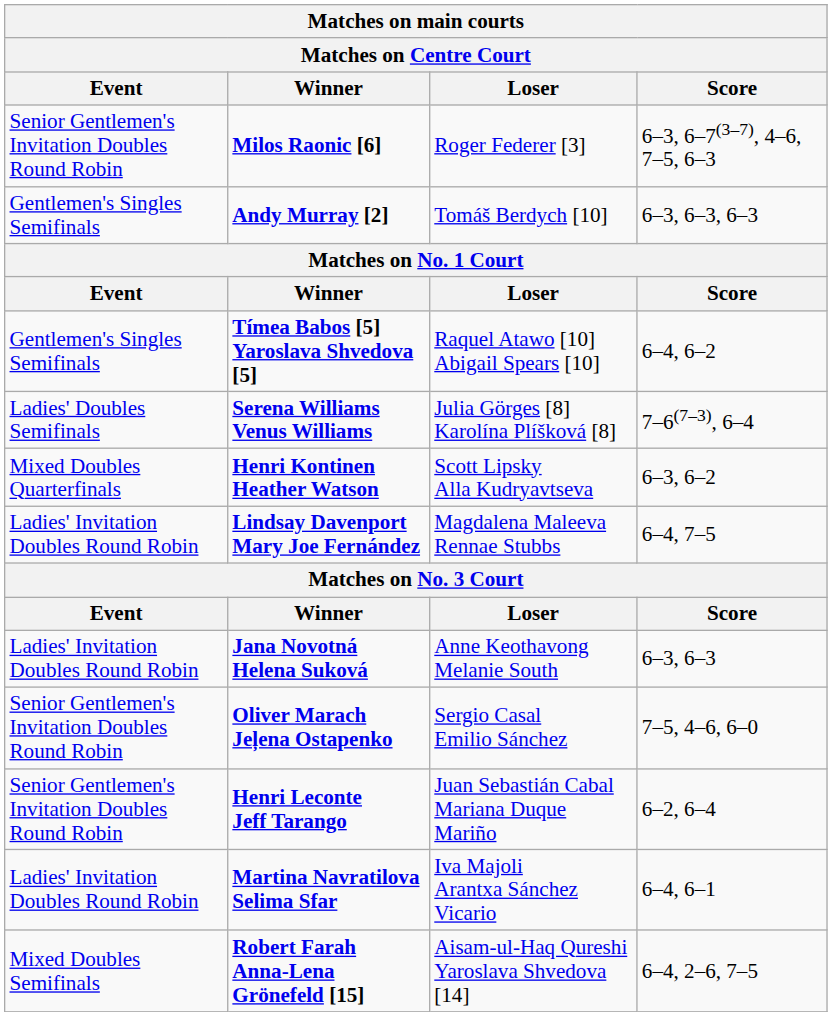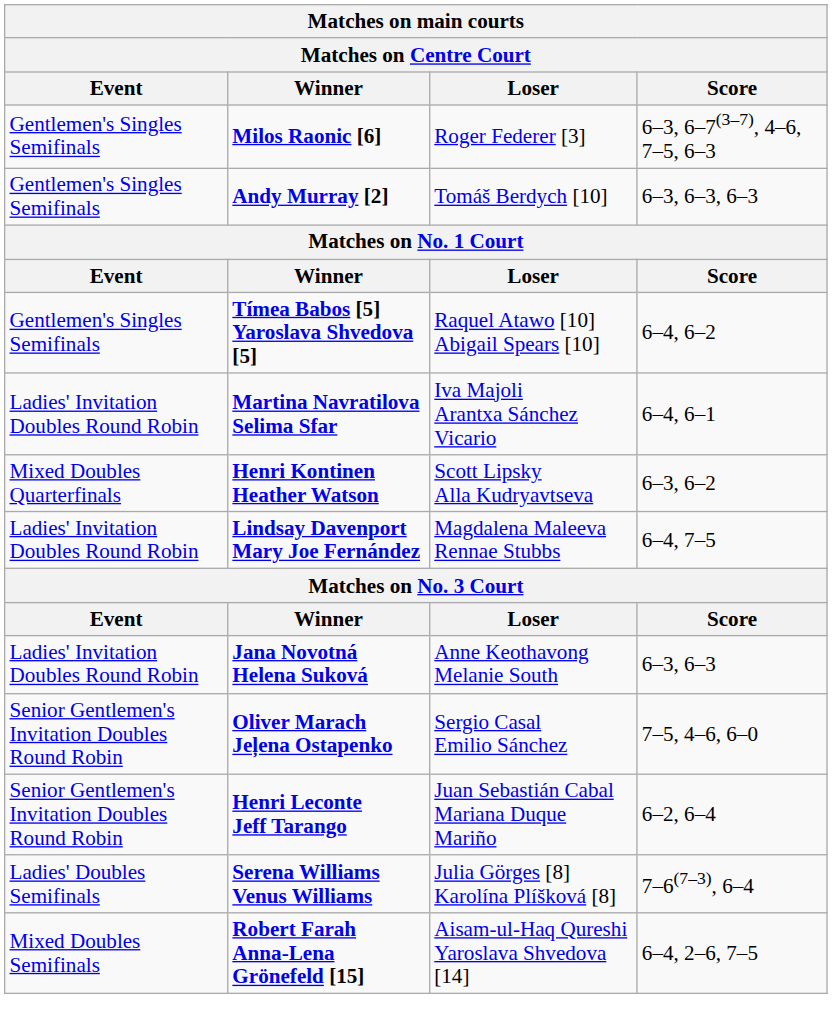(92, 145) Senior Gentlemen's Invitation Doubles Round Robin -> (96, 136) Gentlemen's Singles Semifinals
rows swapped: (306, 419) <-> (326, 889)
